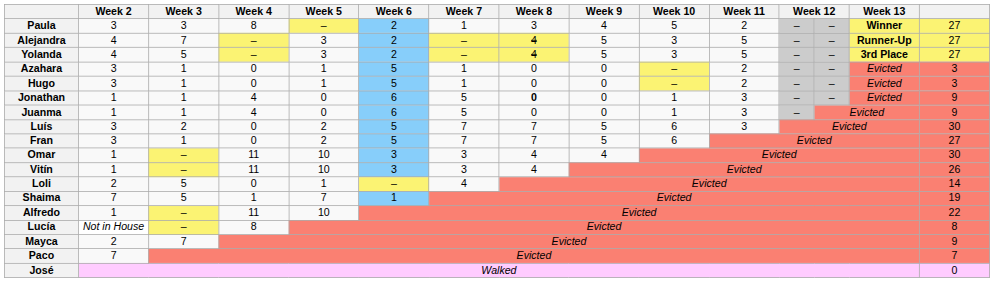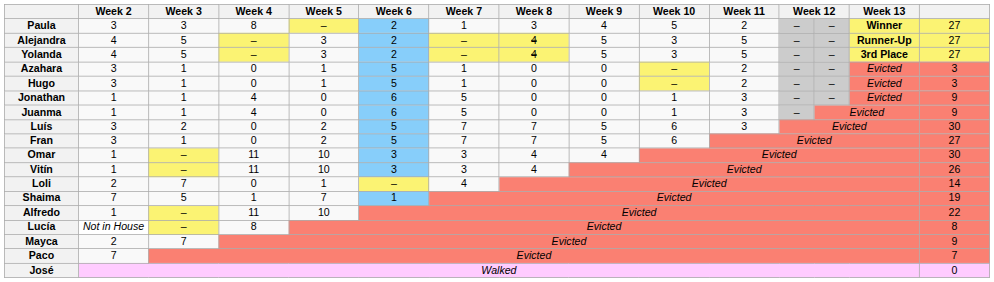(184, 40) 7 -> (184, 40) 5
(534, 97) bold -> (534, 97) normal
(184, 183) 5 -> (184, 183) 7
